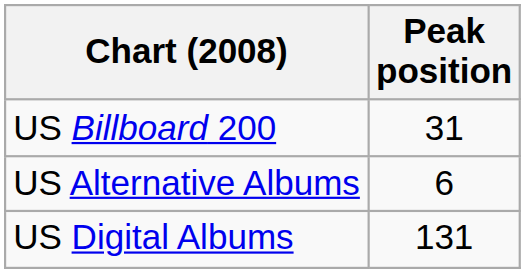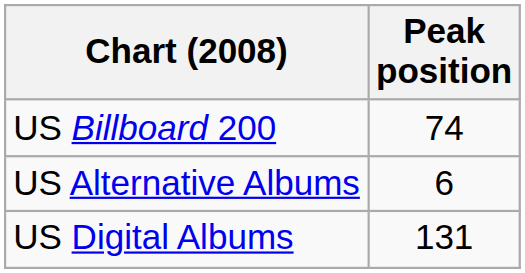(444, 127) 31 -> (444, 127) 74
